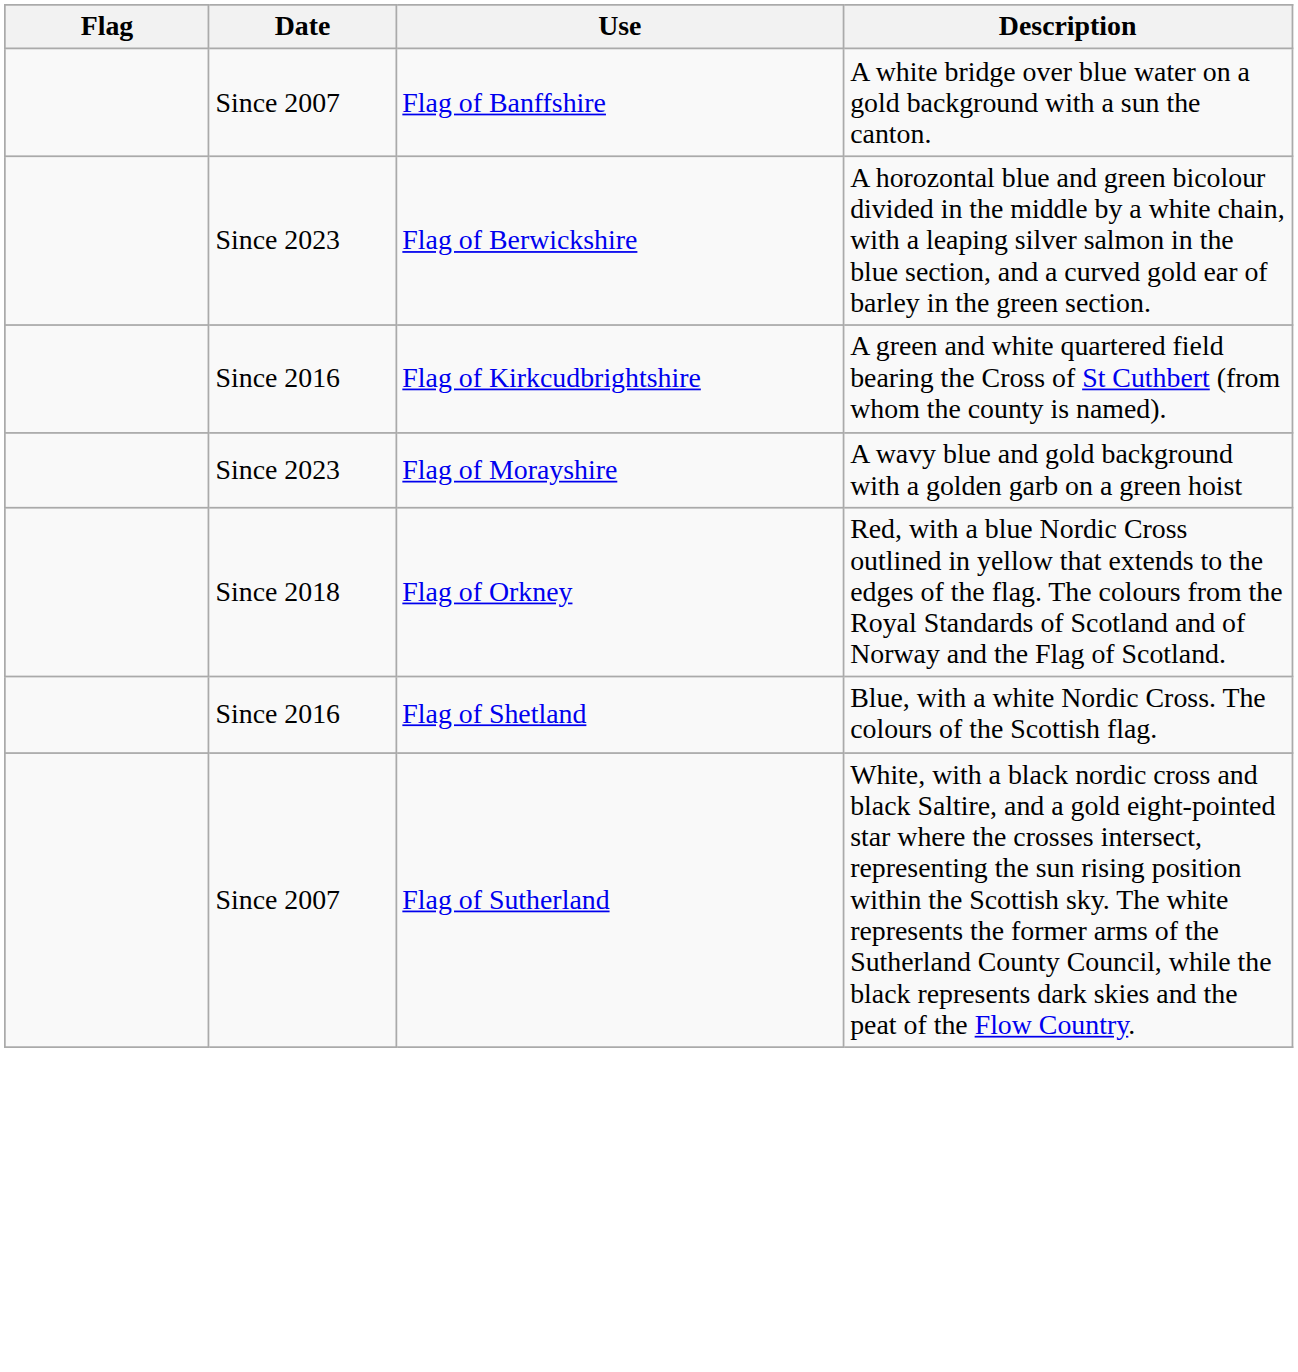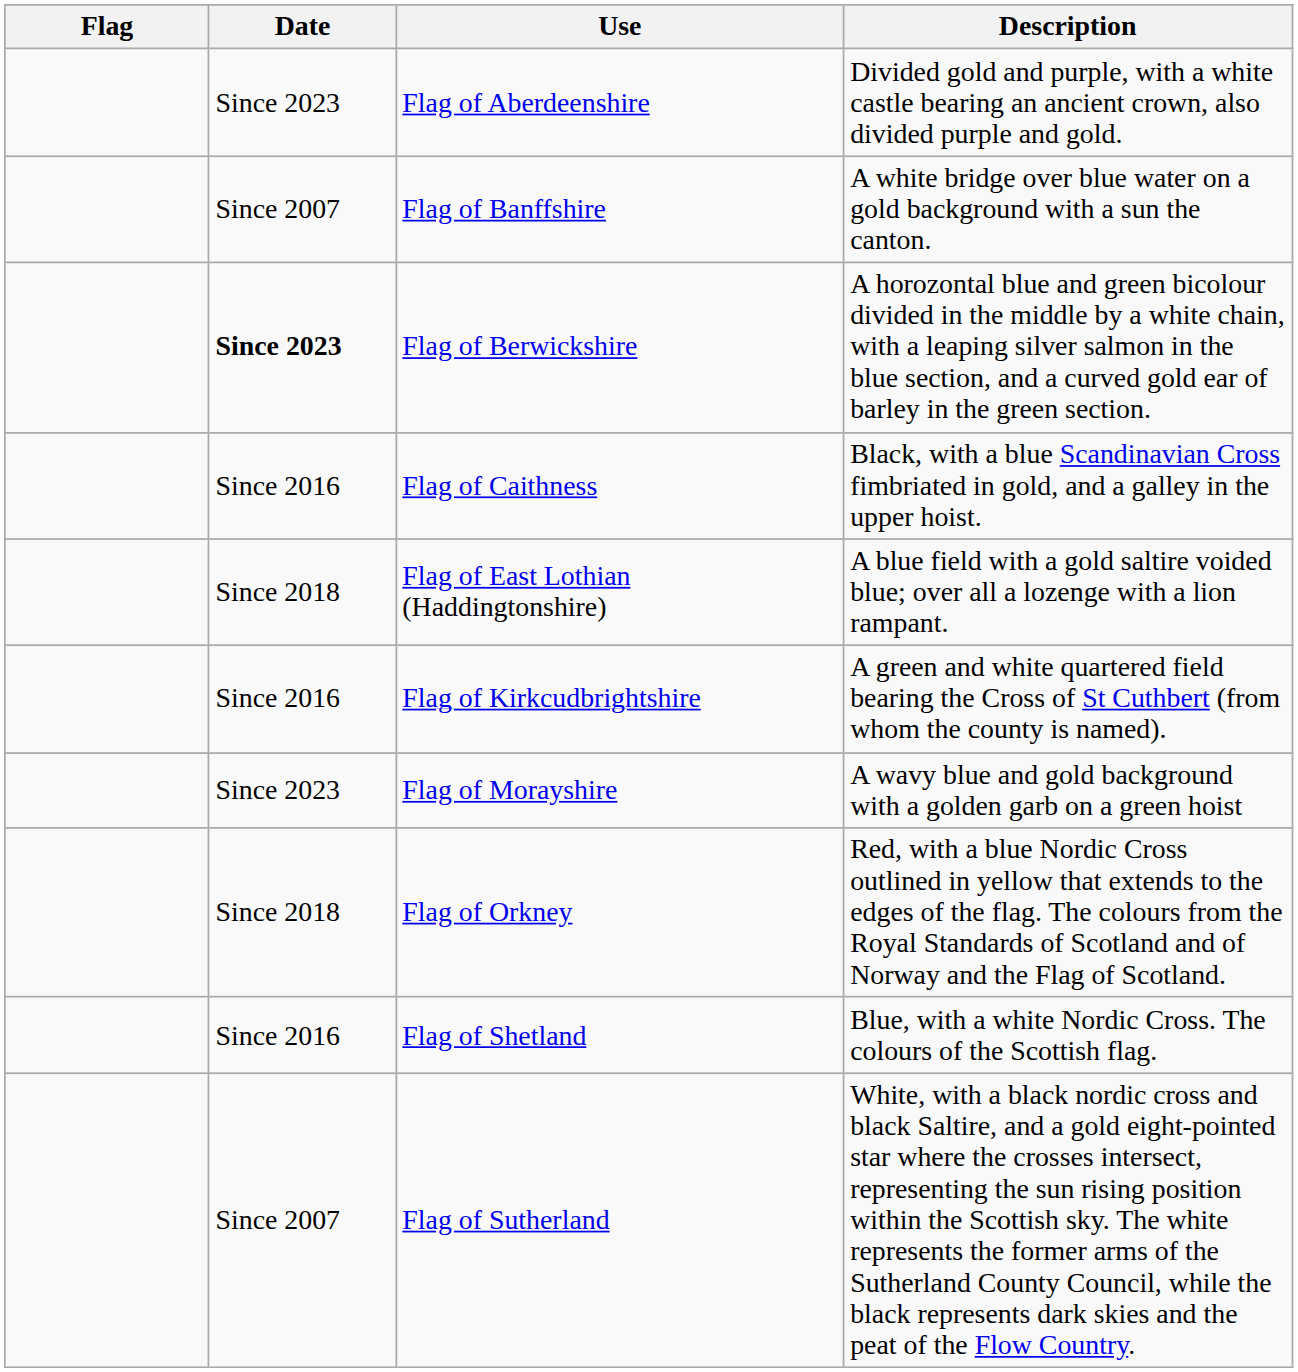+ row: (526, 102)
(278, 240) normal -> (279, 346) bold
+ row: (500, 485)
+ row: (516, 591)
